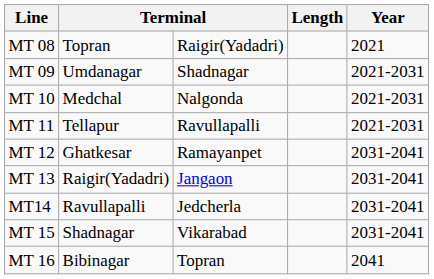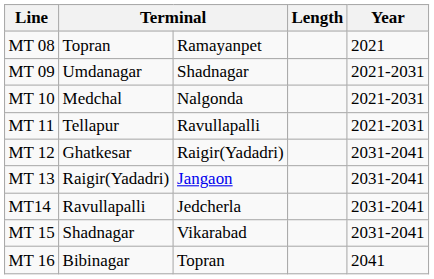(230, 44) Raigir(Yadadri) -> (219, 44) Ramayanpet
(219, 152) Ramayanpet -> (230, 152) Raigir(Yadadri)
